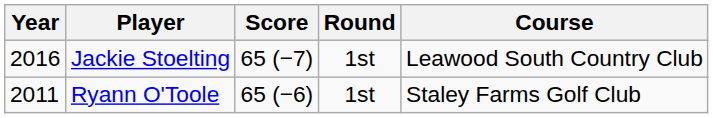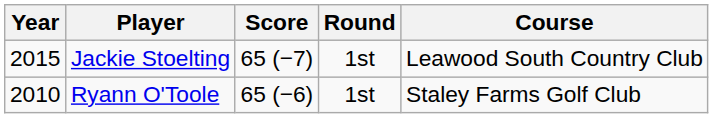(35, 58) 2016 -> (35, 58) 2015
(34, 94) 2011 -> (35, 94) 2010
